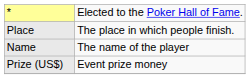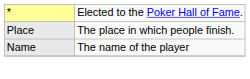- row: (35, 64)
